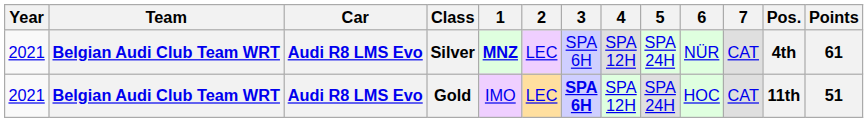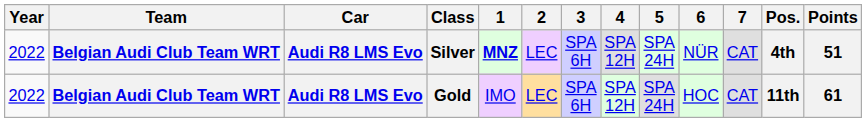(27, 52) 2021 -> (27, 52) 2022
(834, 52) 61 -> (833, 52) 51
(27, 96) 2021 -> (27, 96) 2022
(581, 96) bold -> (581, 96) normal
(834, 96) 51 -> (833, 96) 61
